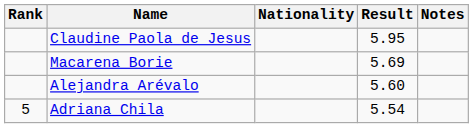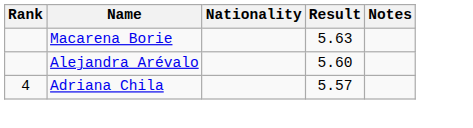- row: (151, 40)
(388, 64) 5.69 -> (335, 40) 5.63
(26, 111) 5 -> (26, 87) 4
(388, 111) 5.54 -> (335, 87) 5.57
